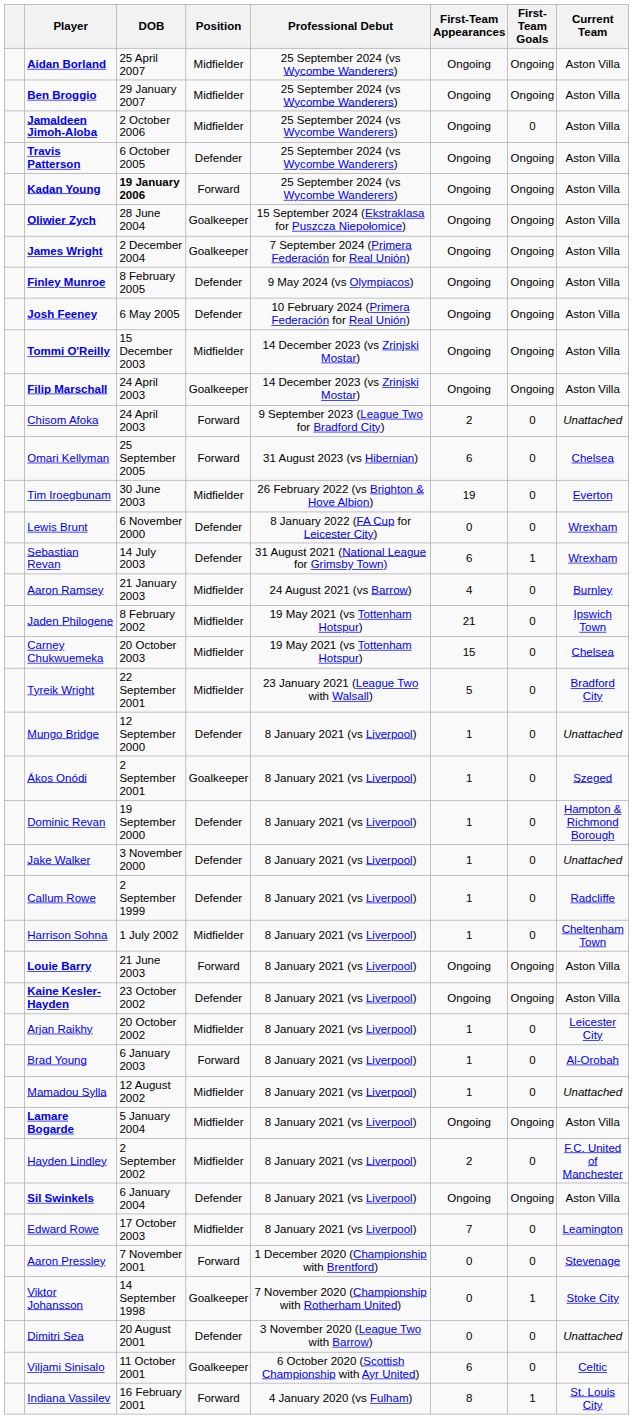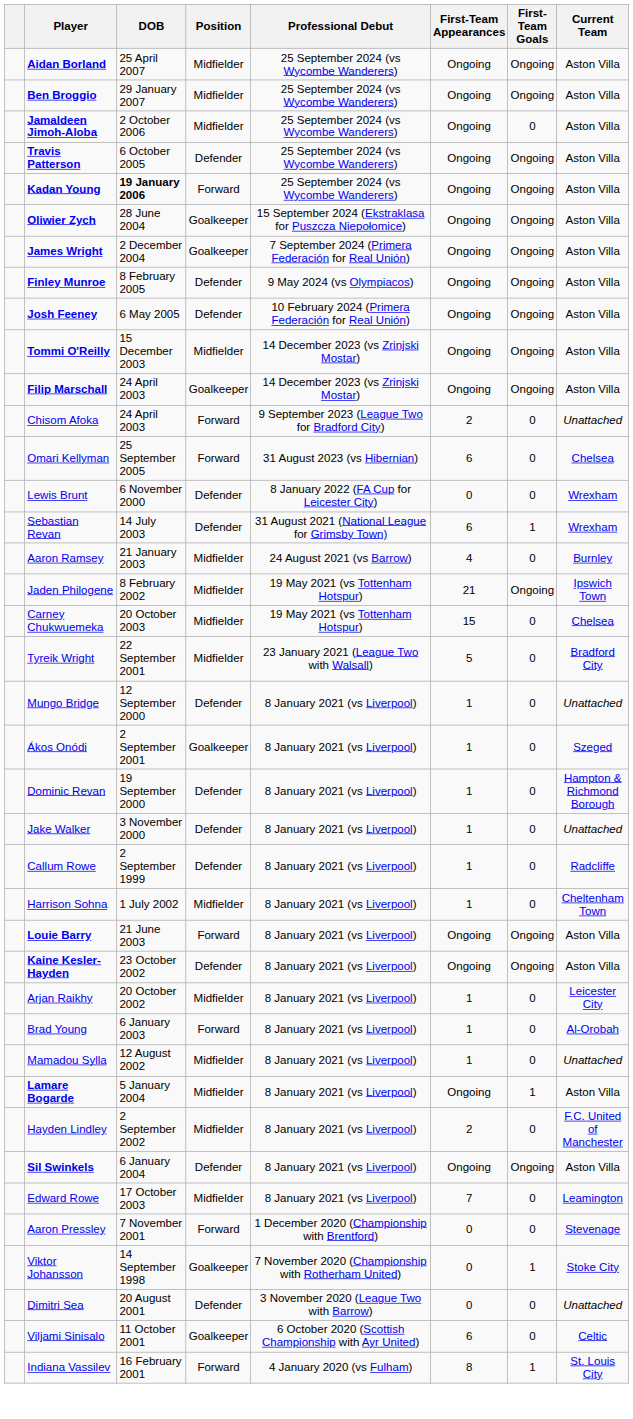- row: (69, 496)
(532, 621) 0 -> (532, 589) Ongoing
(532, 1123) Ongoing -> (532, 1091) 1
